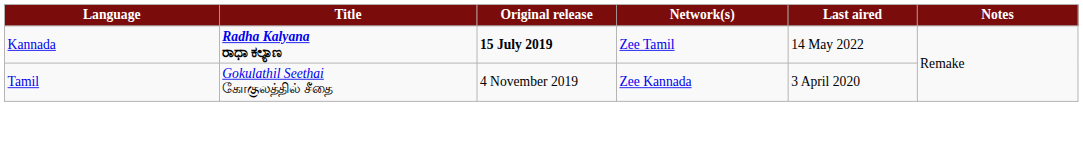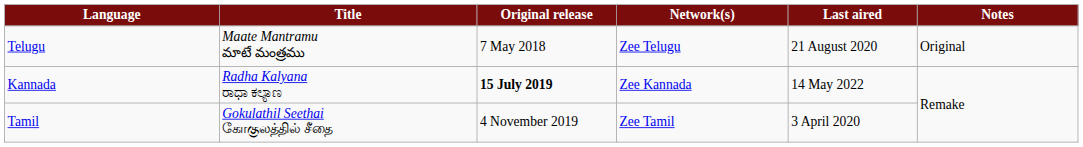+ row: (26, 46)
(266, 44) bold -> (265, 84) normal
(647, 44) Zee Tamil -> (656, 84) Zee Kannada
(656, 82) Zee Kannada -> (647, 122) Zee Tamil
